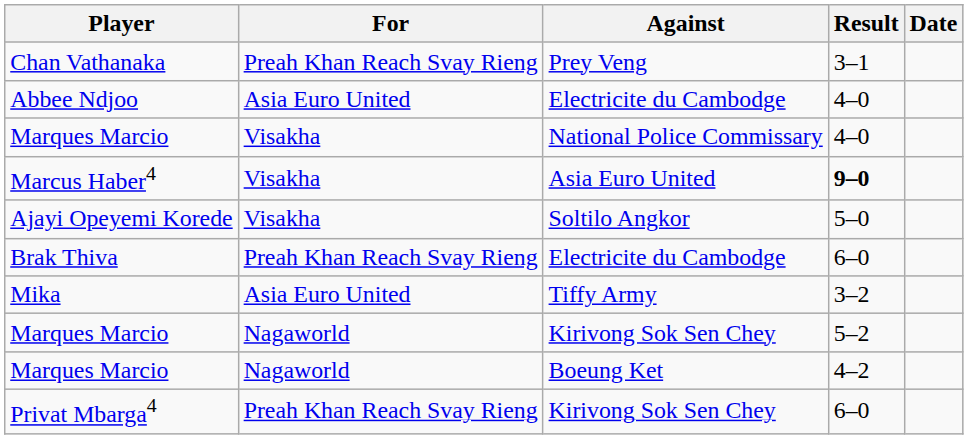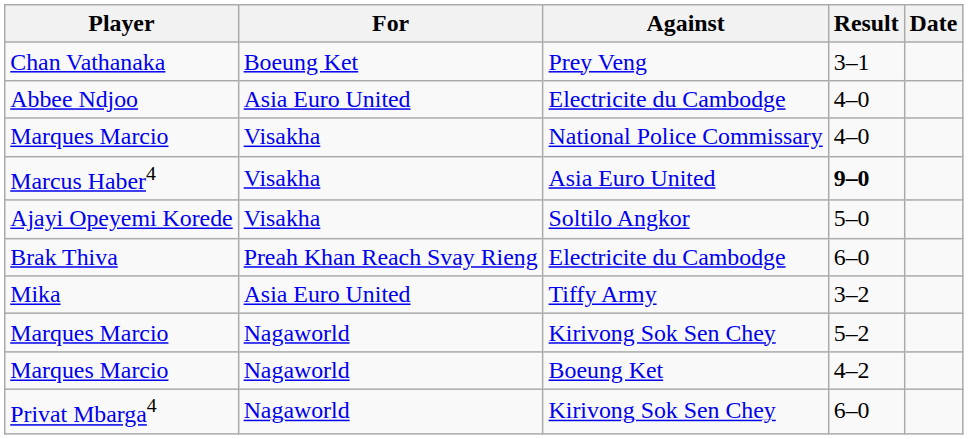(391, 61) Preah Khan Reach Svay Rieng -> (301, 61) Boeung Ket
(391, 411) Preah Khan Reach Svay Rieng -> (297, 411) Nagaworld
